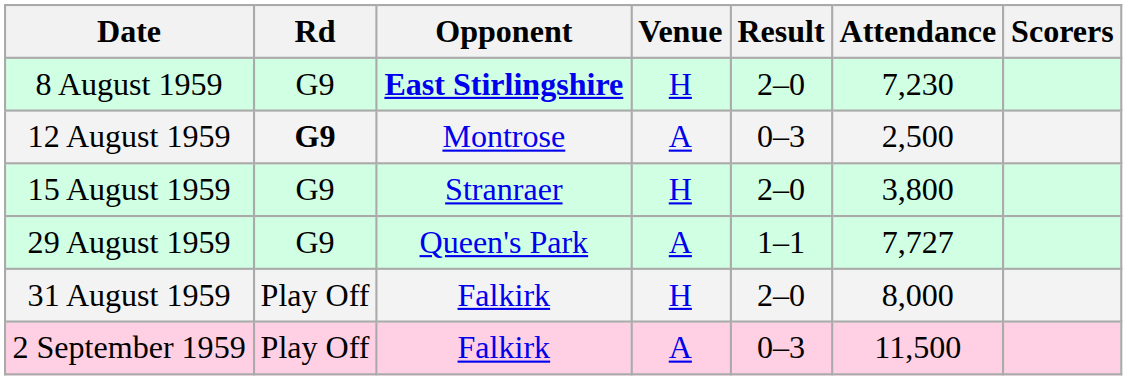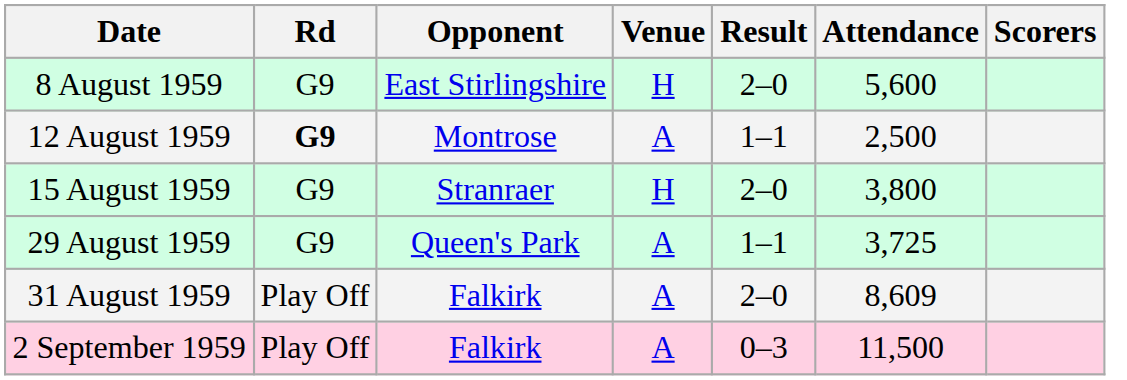(504, 84) bold -> (495, 84) normal
(918, 84) 7,230 -> (901, 84) 5,600
(781, 136) 0–3 -> (764, 136) 1–1
(918, 242) 7,727 -> (901, 242) 3,725
(680, 295) H -> (663, 295) A
(918, 295) 8,000 -> (901, 295) 8,609
